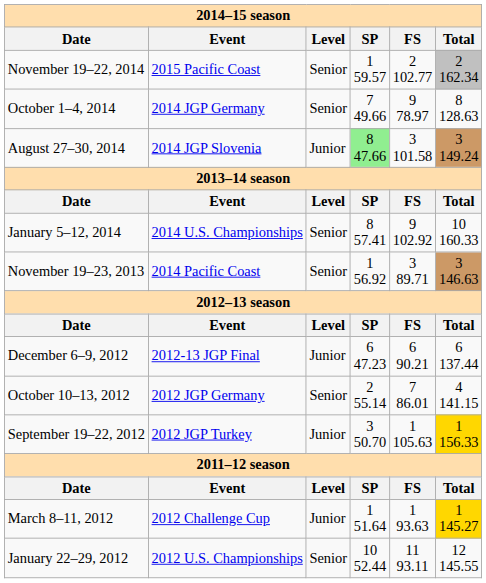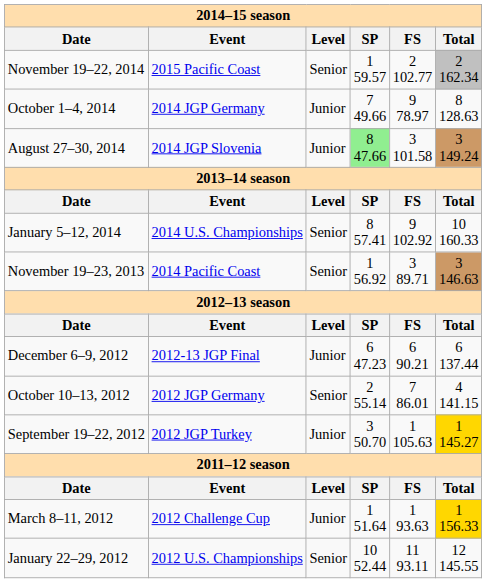(328, 108) Senior -> (327, 108) Junior
(459, 434) 1 156.33 -> (459, 434) 1 145.27
(459, 519) 1 145.27 -> (459, 519) 1 156.33
